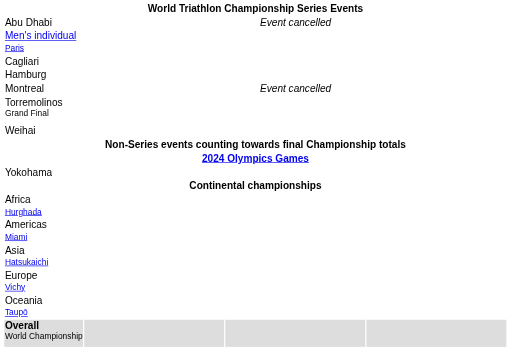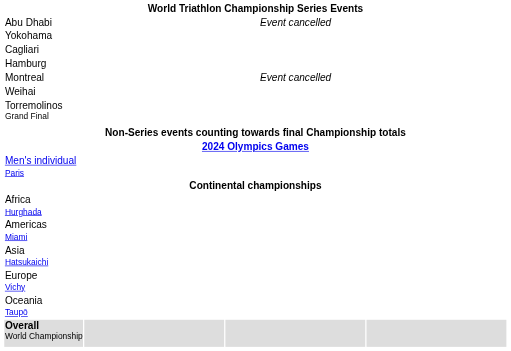rows swapped: (29, 172) <-> (41, 42)
rows swapped: (20, 131) <-> (34, 108)
